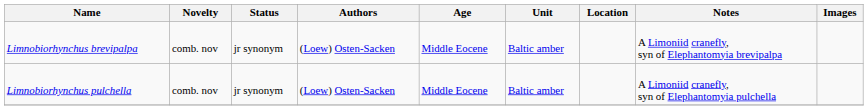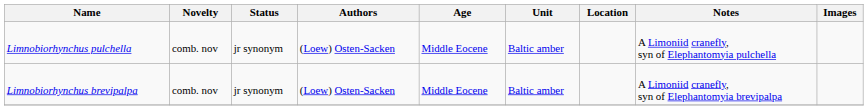rows swapped: (72, 48) <-> (69, 90)
